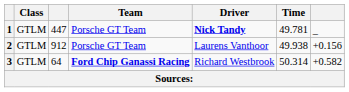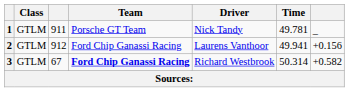(59, 29) 447 -> (59, 29) 911
(220, 29) bold -> (219, 29) normal
(109, 45) Porsche GT Team -> (126, 45) Ford Chip Ganassi Racing
(294, 45) 49.938 -> (294, 45) 49.941
(56, 62) 64 -> (56, 62) 67
